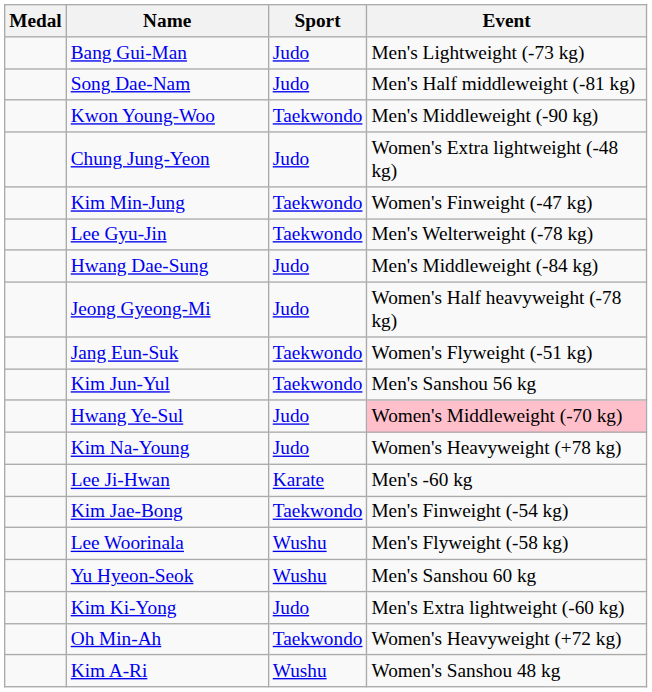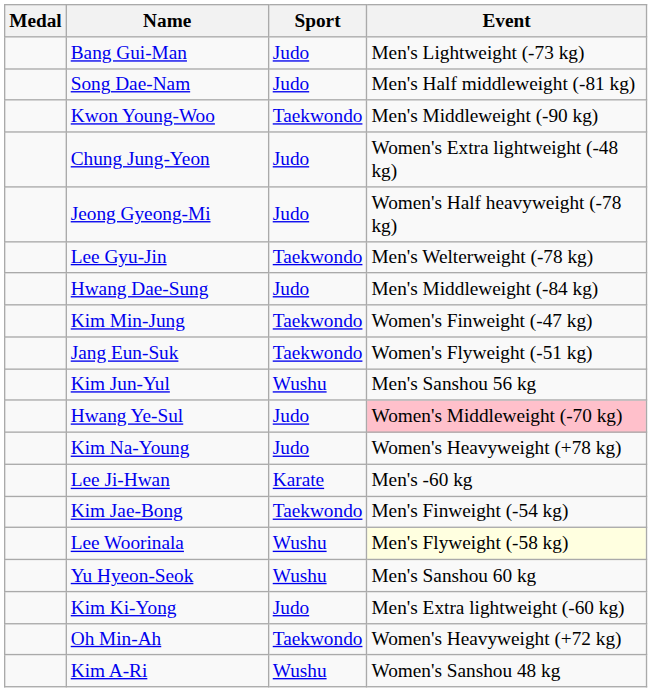rows swapped: (141, 309) <-> (128, 202)
(318, 384) Taekwondo -> (300, 384) Wushu
(470, 543) no background -> (470, 543) lightyellow background
